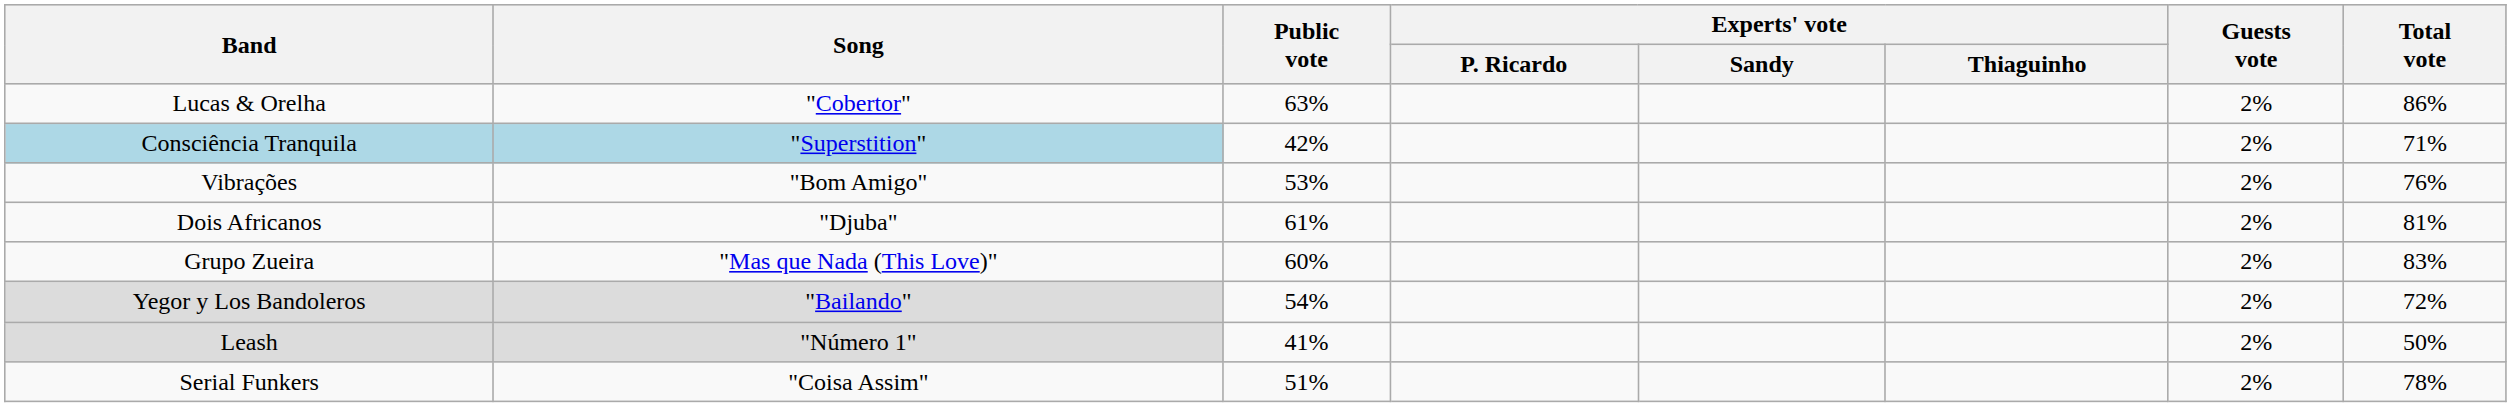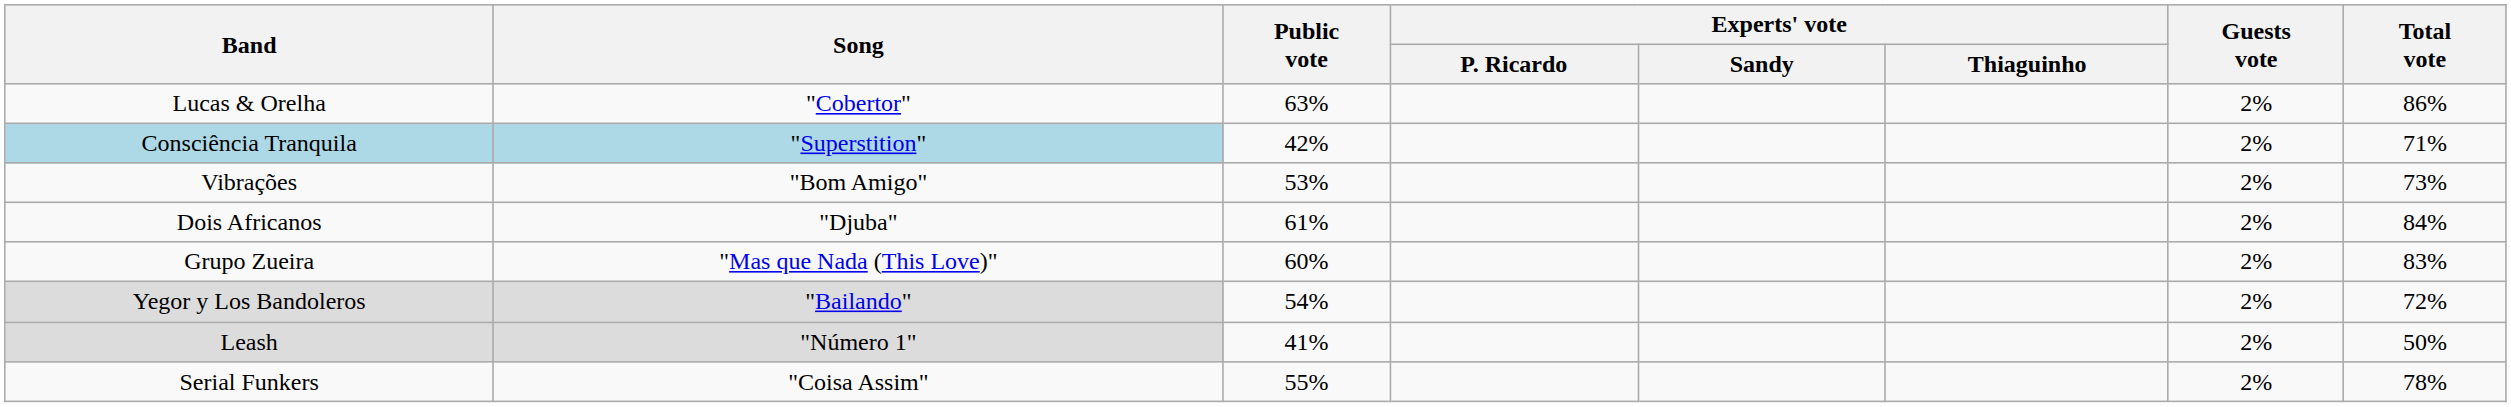(2425, 182) 76% -> (2425, 182) 73%
(2425, 222) 81% -> (2425, 222) 84%
(1307, 380) 51% -> (1307, 380) 55%
